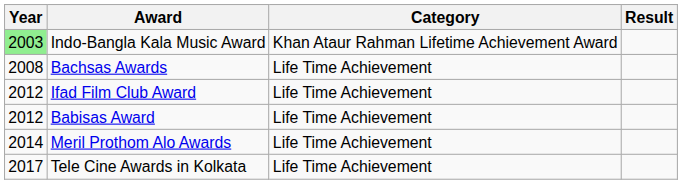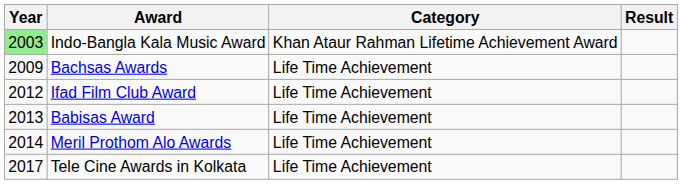(26, 67) 2008 -> (26, 67) 2009
(26, 117) 2012 -> (26, 117) 2013
